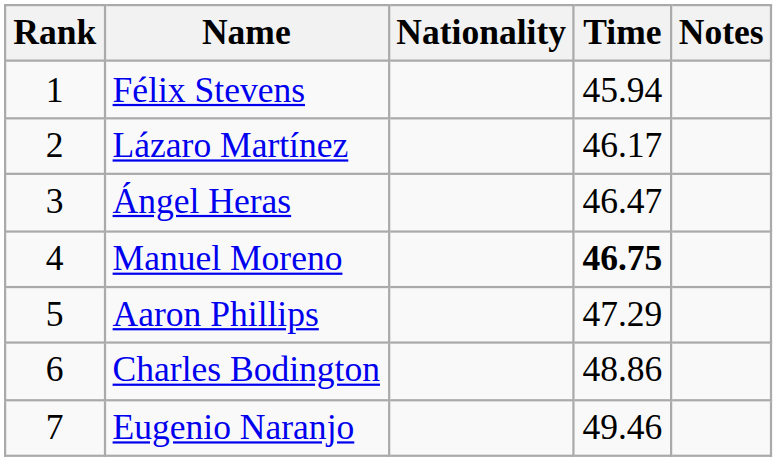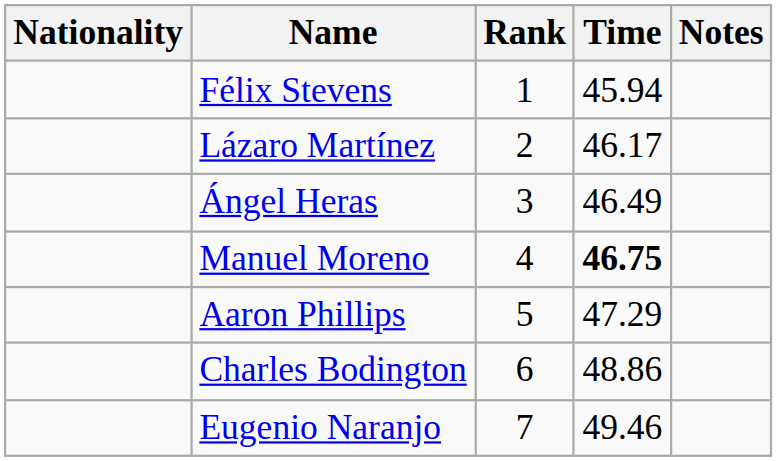columns swapped: (55, 32) <-> (481, 32)
(622, 201) 46.47 -> (622, 201) 46.49
